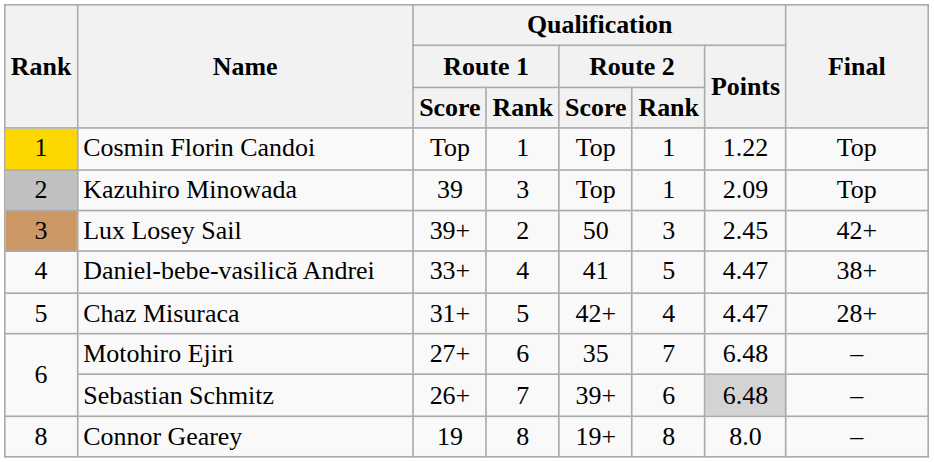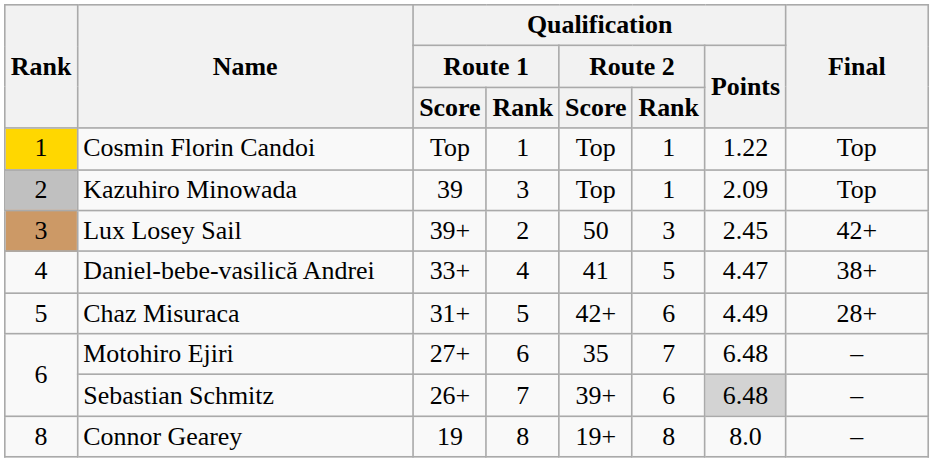(669, 312) 4 -> (669, 312) 6
(745, 312) 4.47 -> (745, 312) 4.49
